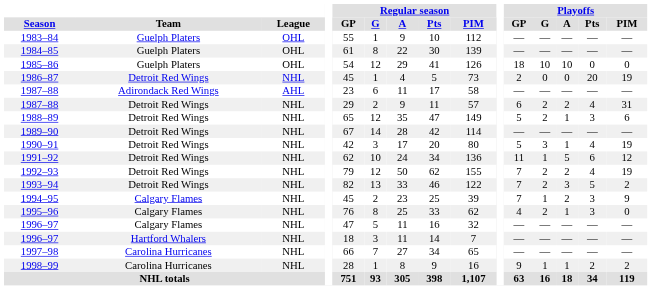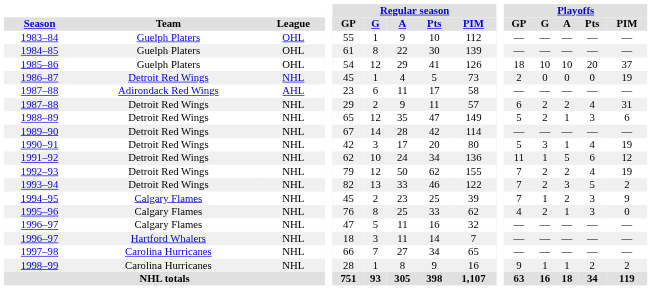(592, 64) 0 -> (592, 64) 20
(627, 64) 0 -> (627, 64) 37
(592, 77) 20 -> (592, 77) 0
